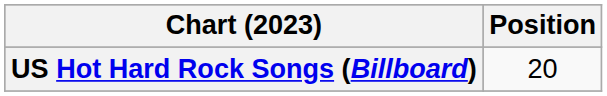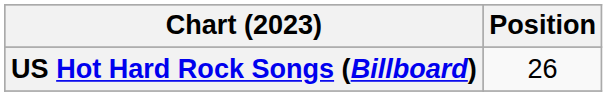(543, 68) 20 -> (543, 68) 26
